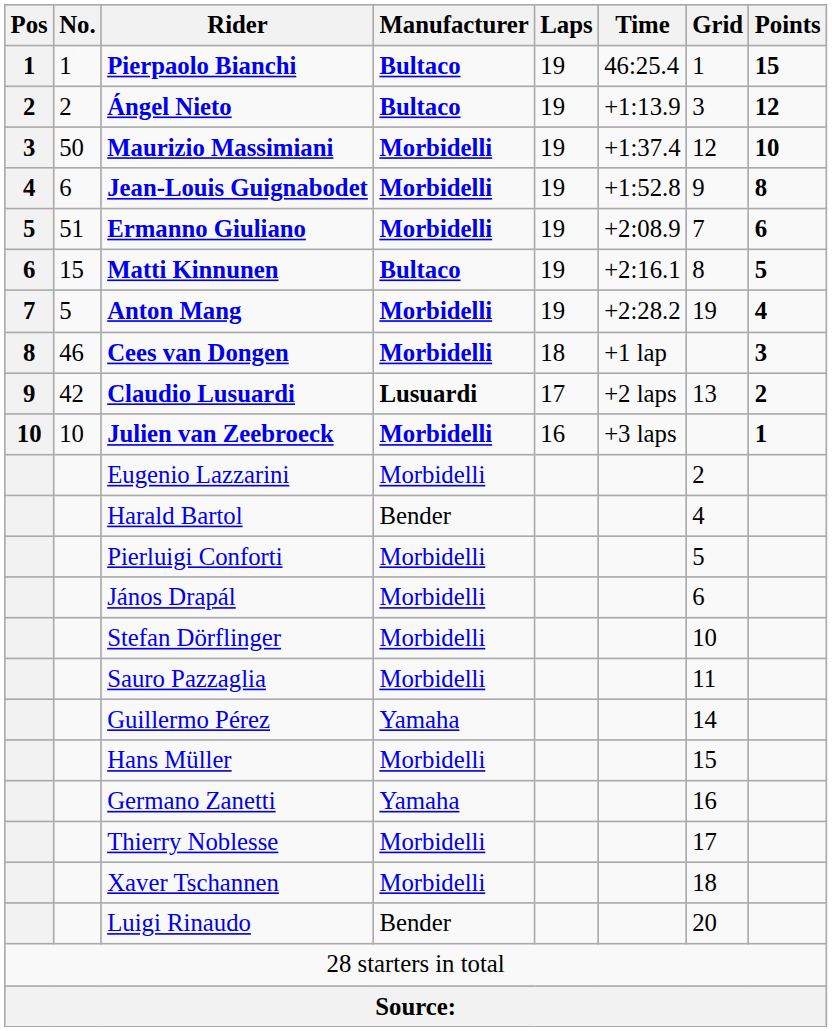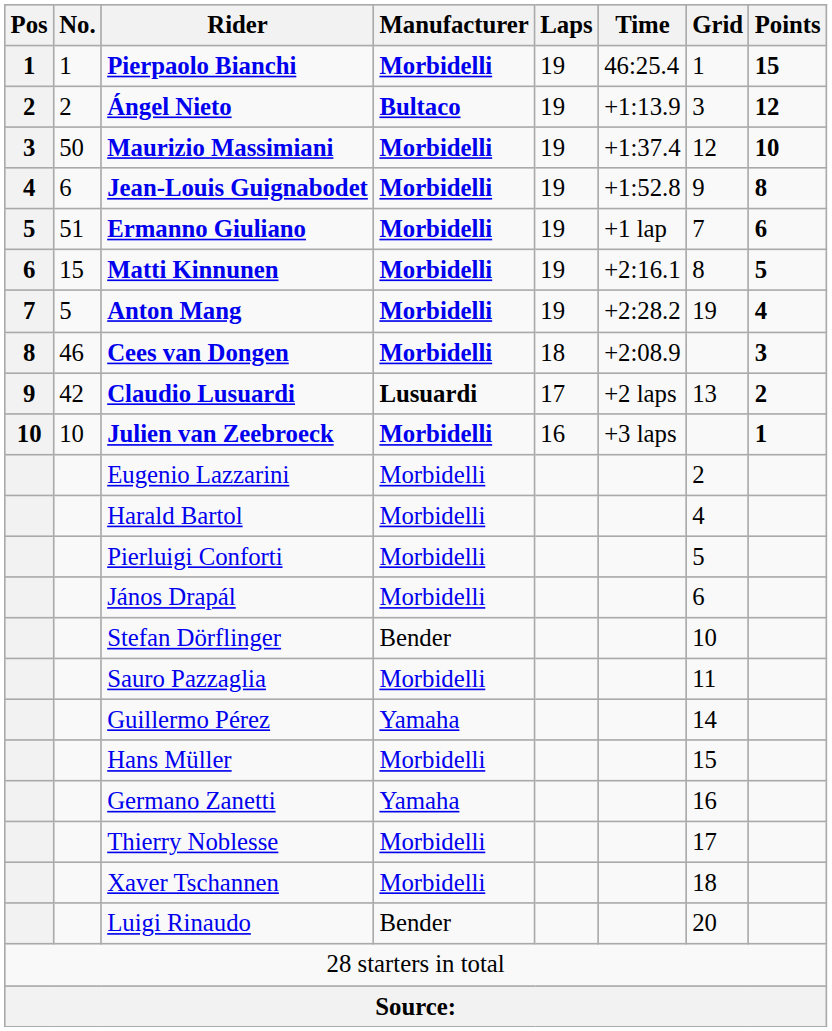(420, 65) Bultaco -> (436, 65) Morbidelli
(642, 229) +2:08.9 -> (636, 229) +1 lap
(420, 270) Bultaco -> (436, 270) Morbidelli
(636, 351) +1 lap -> (642, 351) +2:08.9
(415, 515) Bender -> (432, 515) Morbidelli
(432, 637) Morbidelli -> (415, 637) Bender
